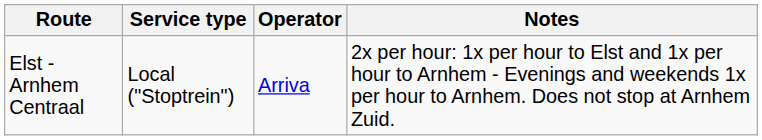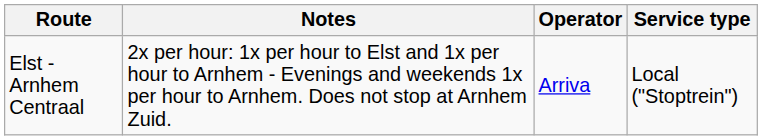columns swapped: (188, 20) <-> (552, 20)
